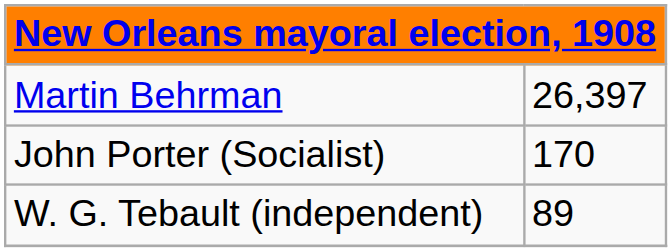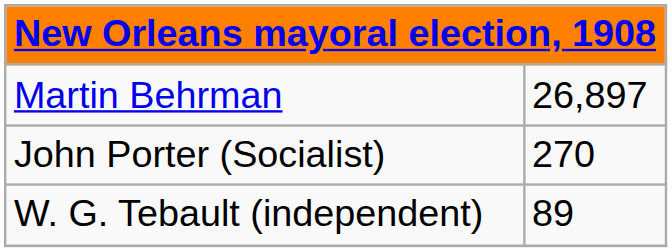(590, 94) 26,397 -> (590, 94) 26,897
(564, 154) 170 -> (564, 154) 270
